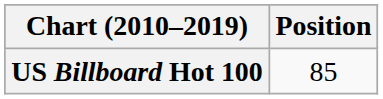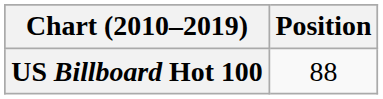(323, 70) 85 -> (323, 70) 88
